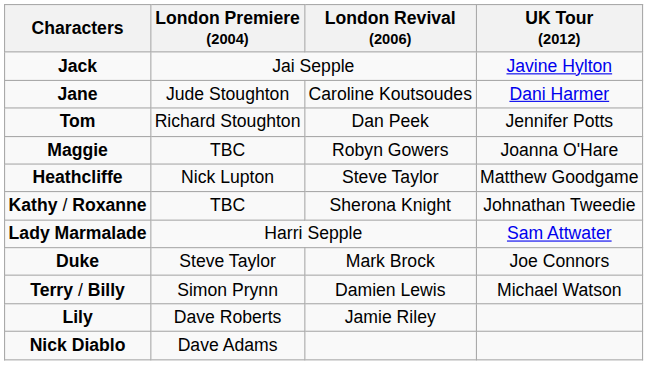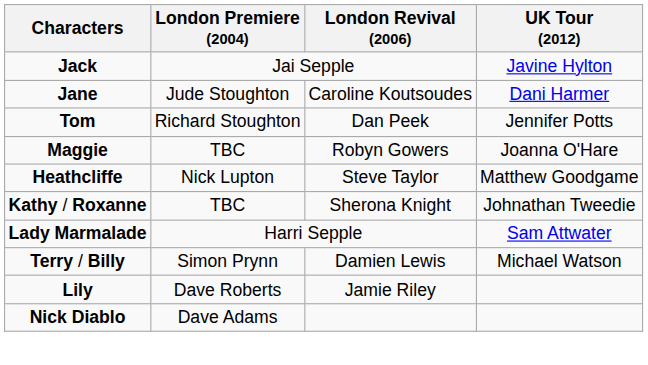- row: (78, 261)
